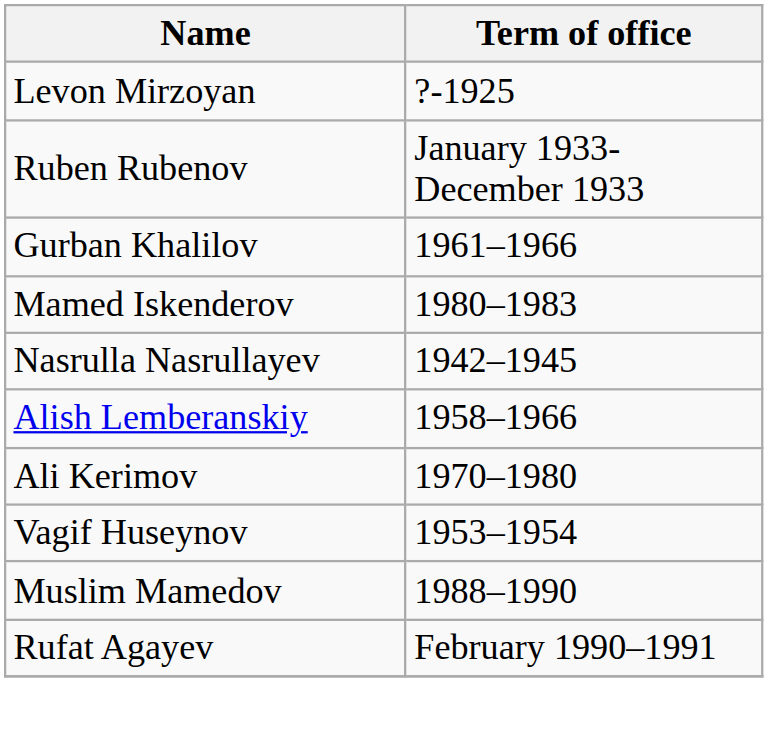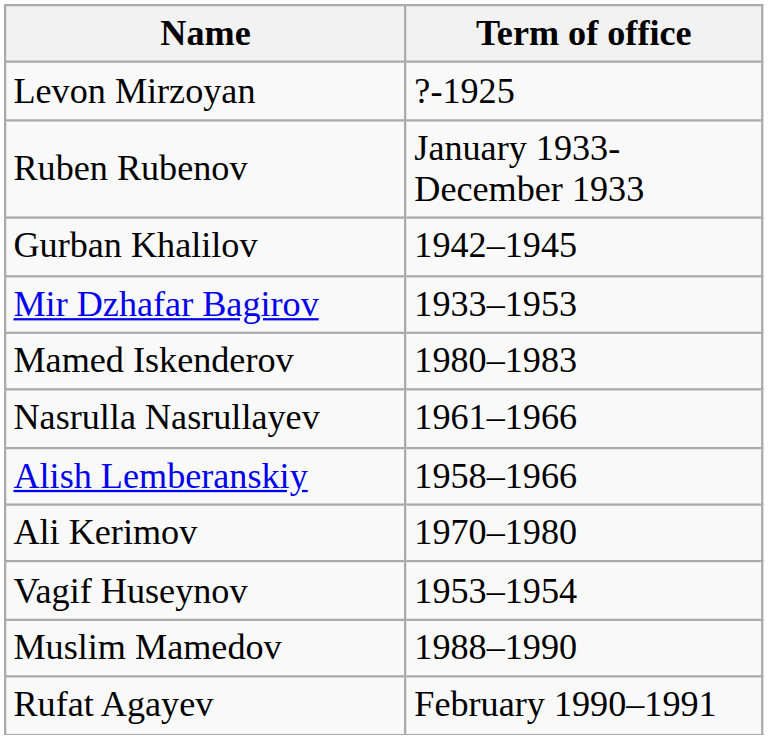(496, 245) 1961–1966 -> (496, 245) 1942–1945
+ row: (166, 303)
(496, 360) 1942–1945 -> (496, 417) 1961–1966
